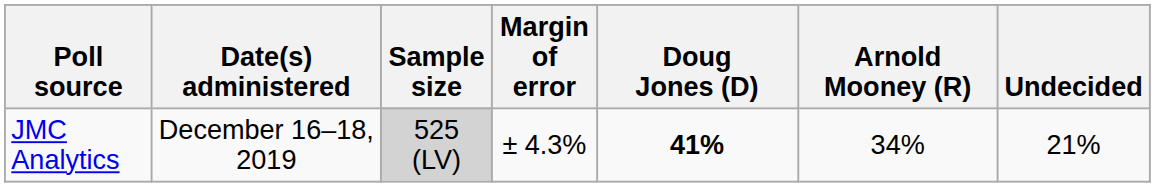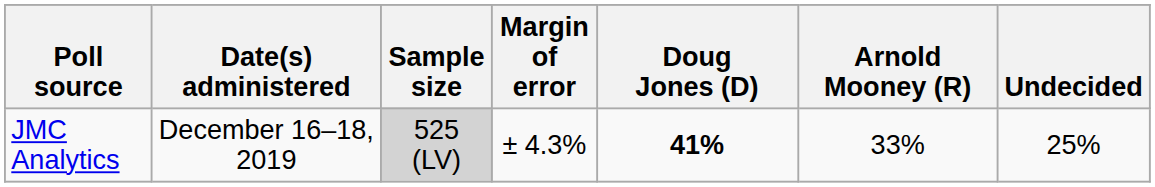(898, 145) 34% -> (898, 145) 33%
(1074, 145) 21% -> (1074, 145) 25%
